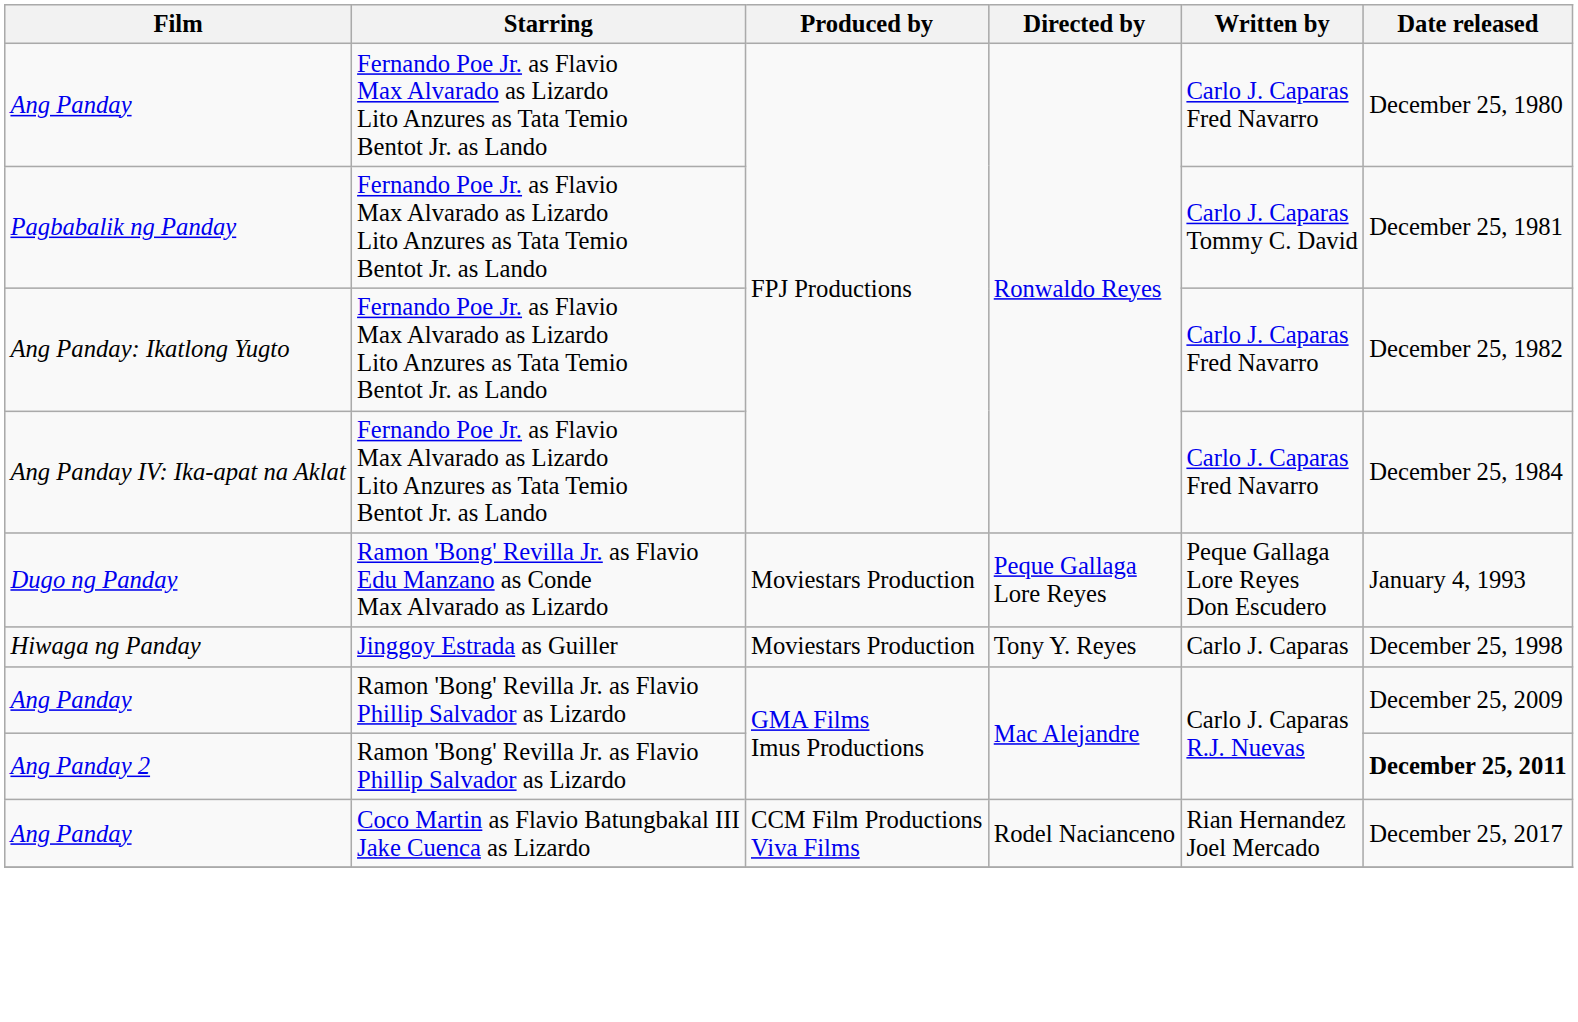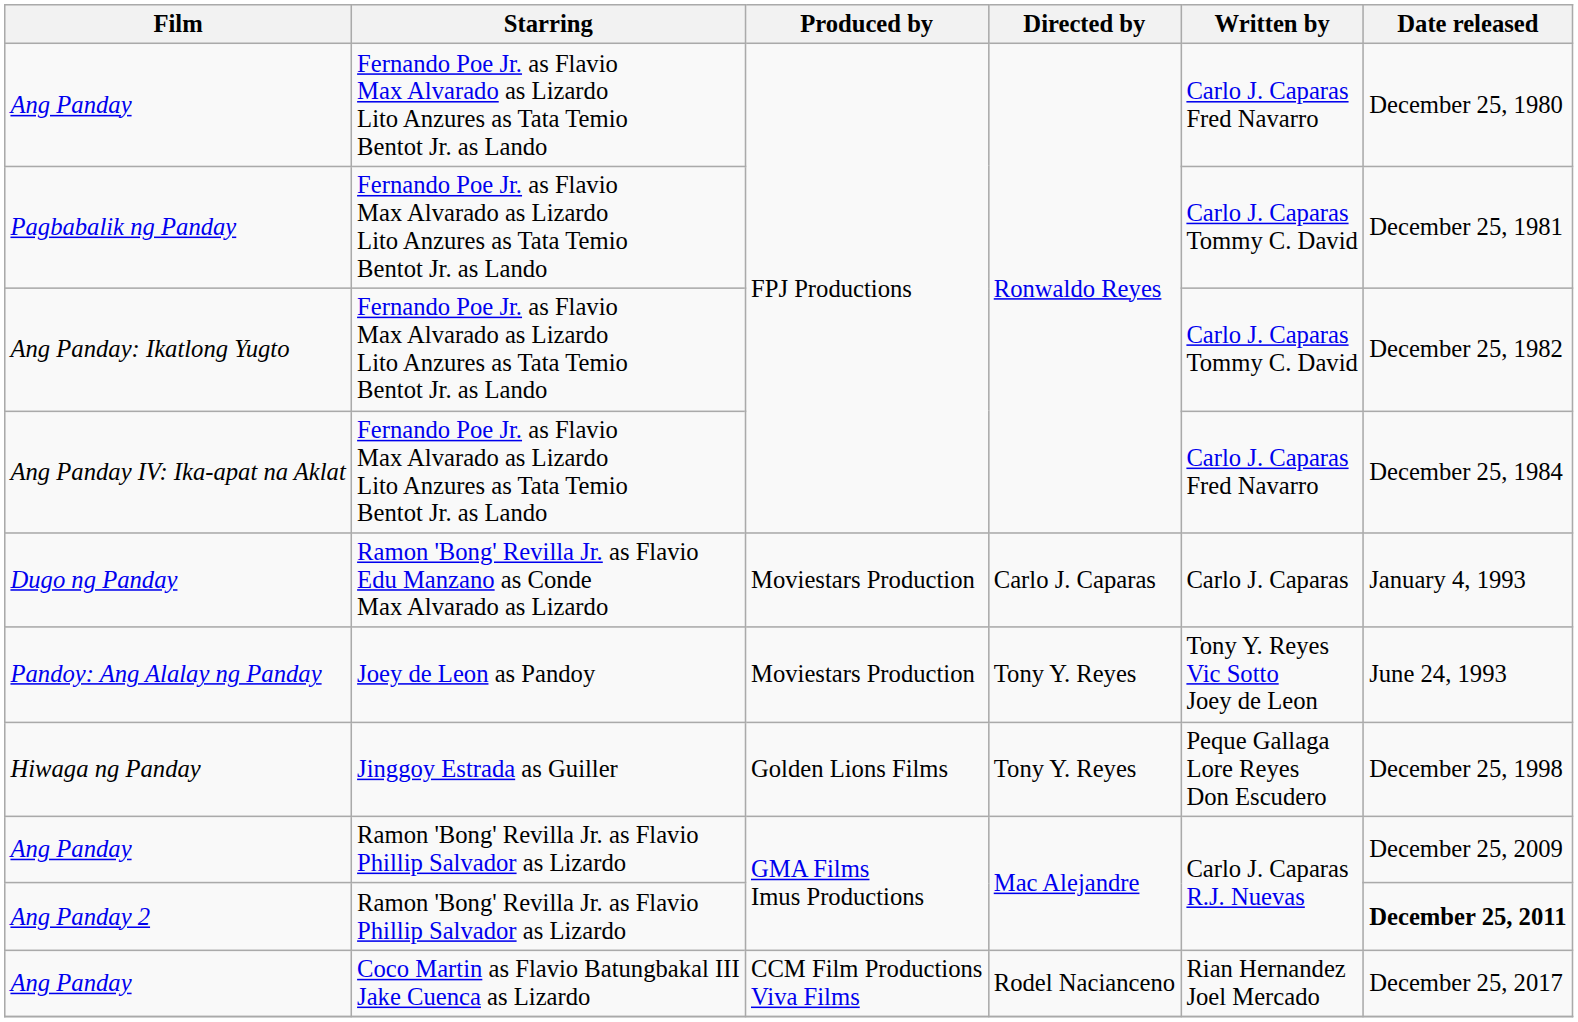(1267, 349) Carlo J. Caparas Fred Navarro -> (1272, 349) Carlo J. Caparas Tommy C. David
(1065, 579) Peque Gallaga Lore Reyes -> (1075, 579) Carlo J. Caparas
(1258, 579) Peque Gallaga Lore Reyes Don Escudero -> (1267, 579) Carlo J. Caparas
+ row: (166, 674)
(863, 646) Moviestars Production -> (850, 768) Golden Lions Films
(1267, 646) Carlo J. Caparas -> (1258, 768) Peque Gallaga Lore Reyes Don Escudero
